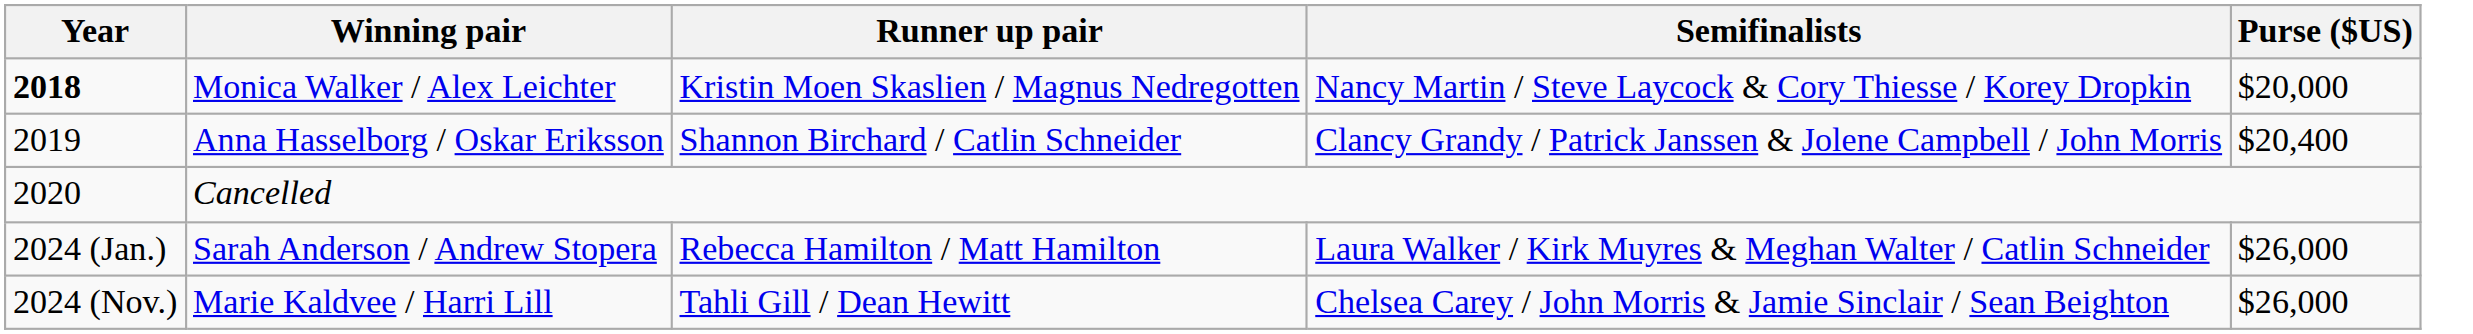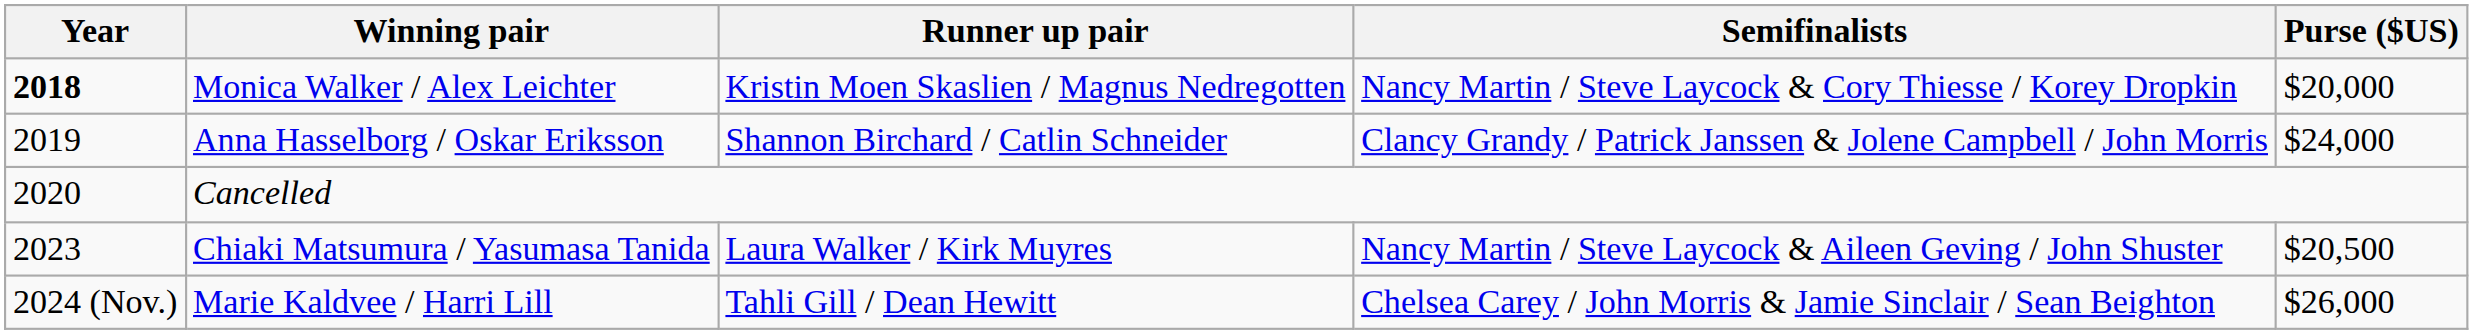(2293, 139) $20,400 -> (2339, 139) $24,000
+ row: (451, 247)
- row: (425, 247)
